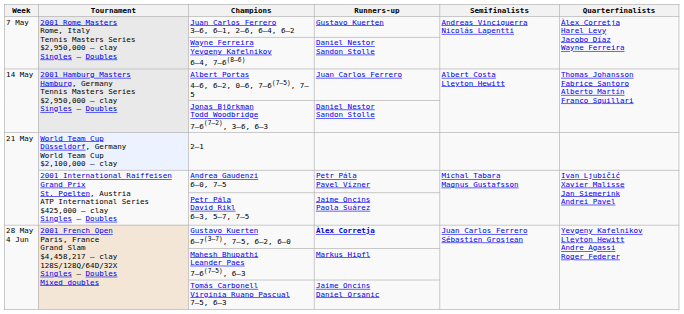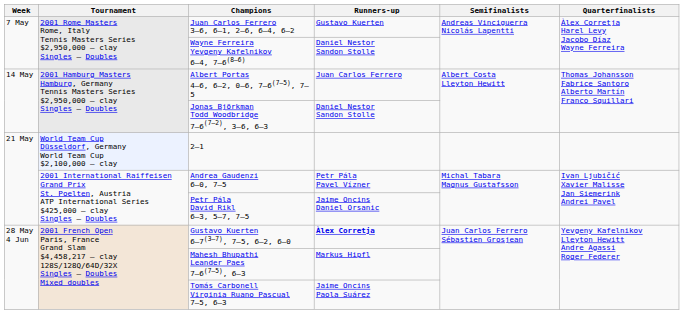(343, 204) Jaime Oncins Paola Suárez -> (348, 204) Jaime Oncins Daniel Orsanic
(348, 291) Jaime Oncins Daniel Orsanic -> (343, 291) Jaime Oncins Paola Suárez
